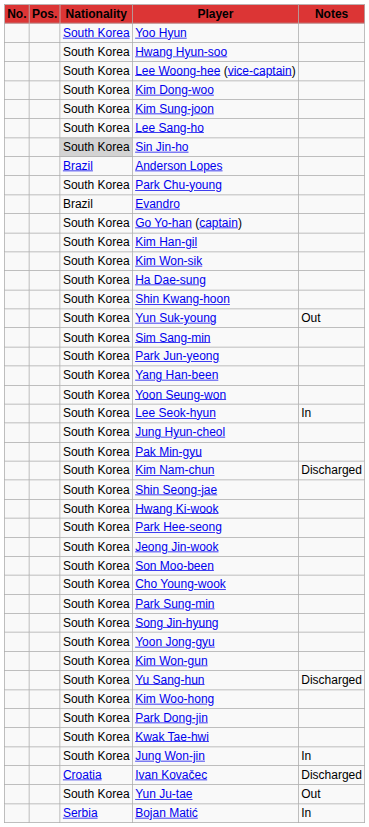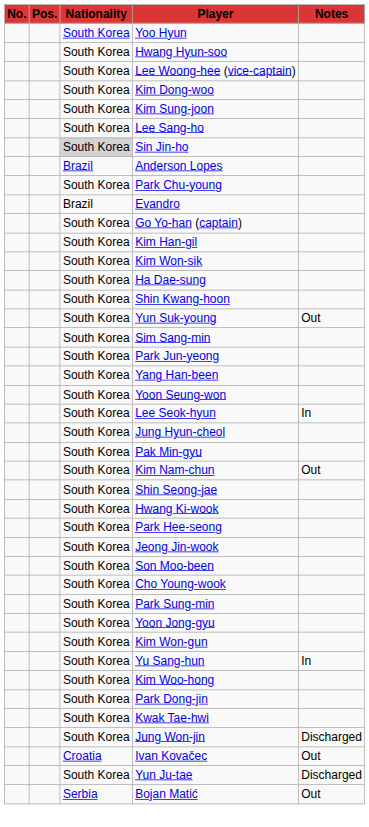(332, 470) Discharged -> (311, 470) Out
- row: (177, 623)
(332, 680) Discharged -> (306, 661) In
(306, 756) In -> (332, 737) Discharged
(332, 775) Discharged -> (311, 756) Out
(311, 794) Out -> (332, 775) Discharged
(306, 813) In -> (311, 794) Out
